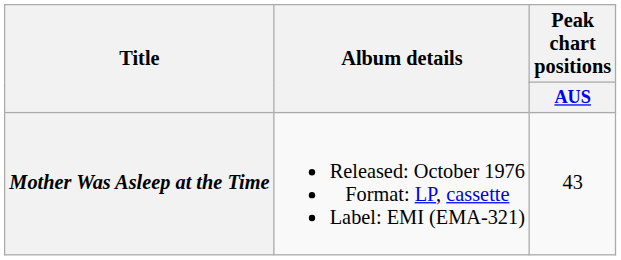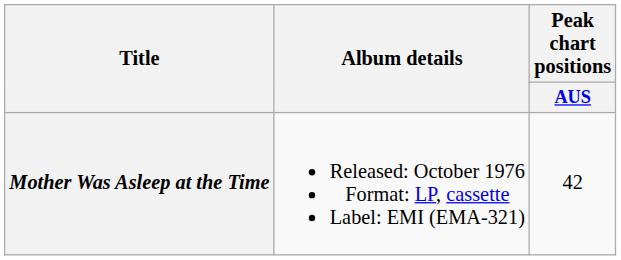(573, 183) 43 -> (573, 183) 42
